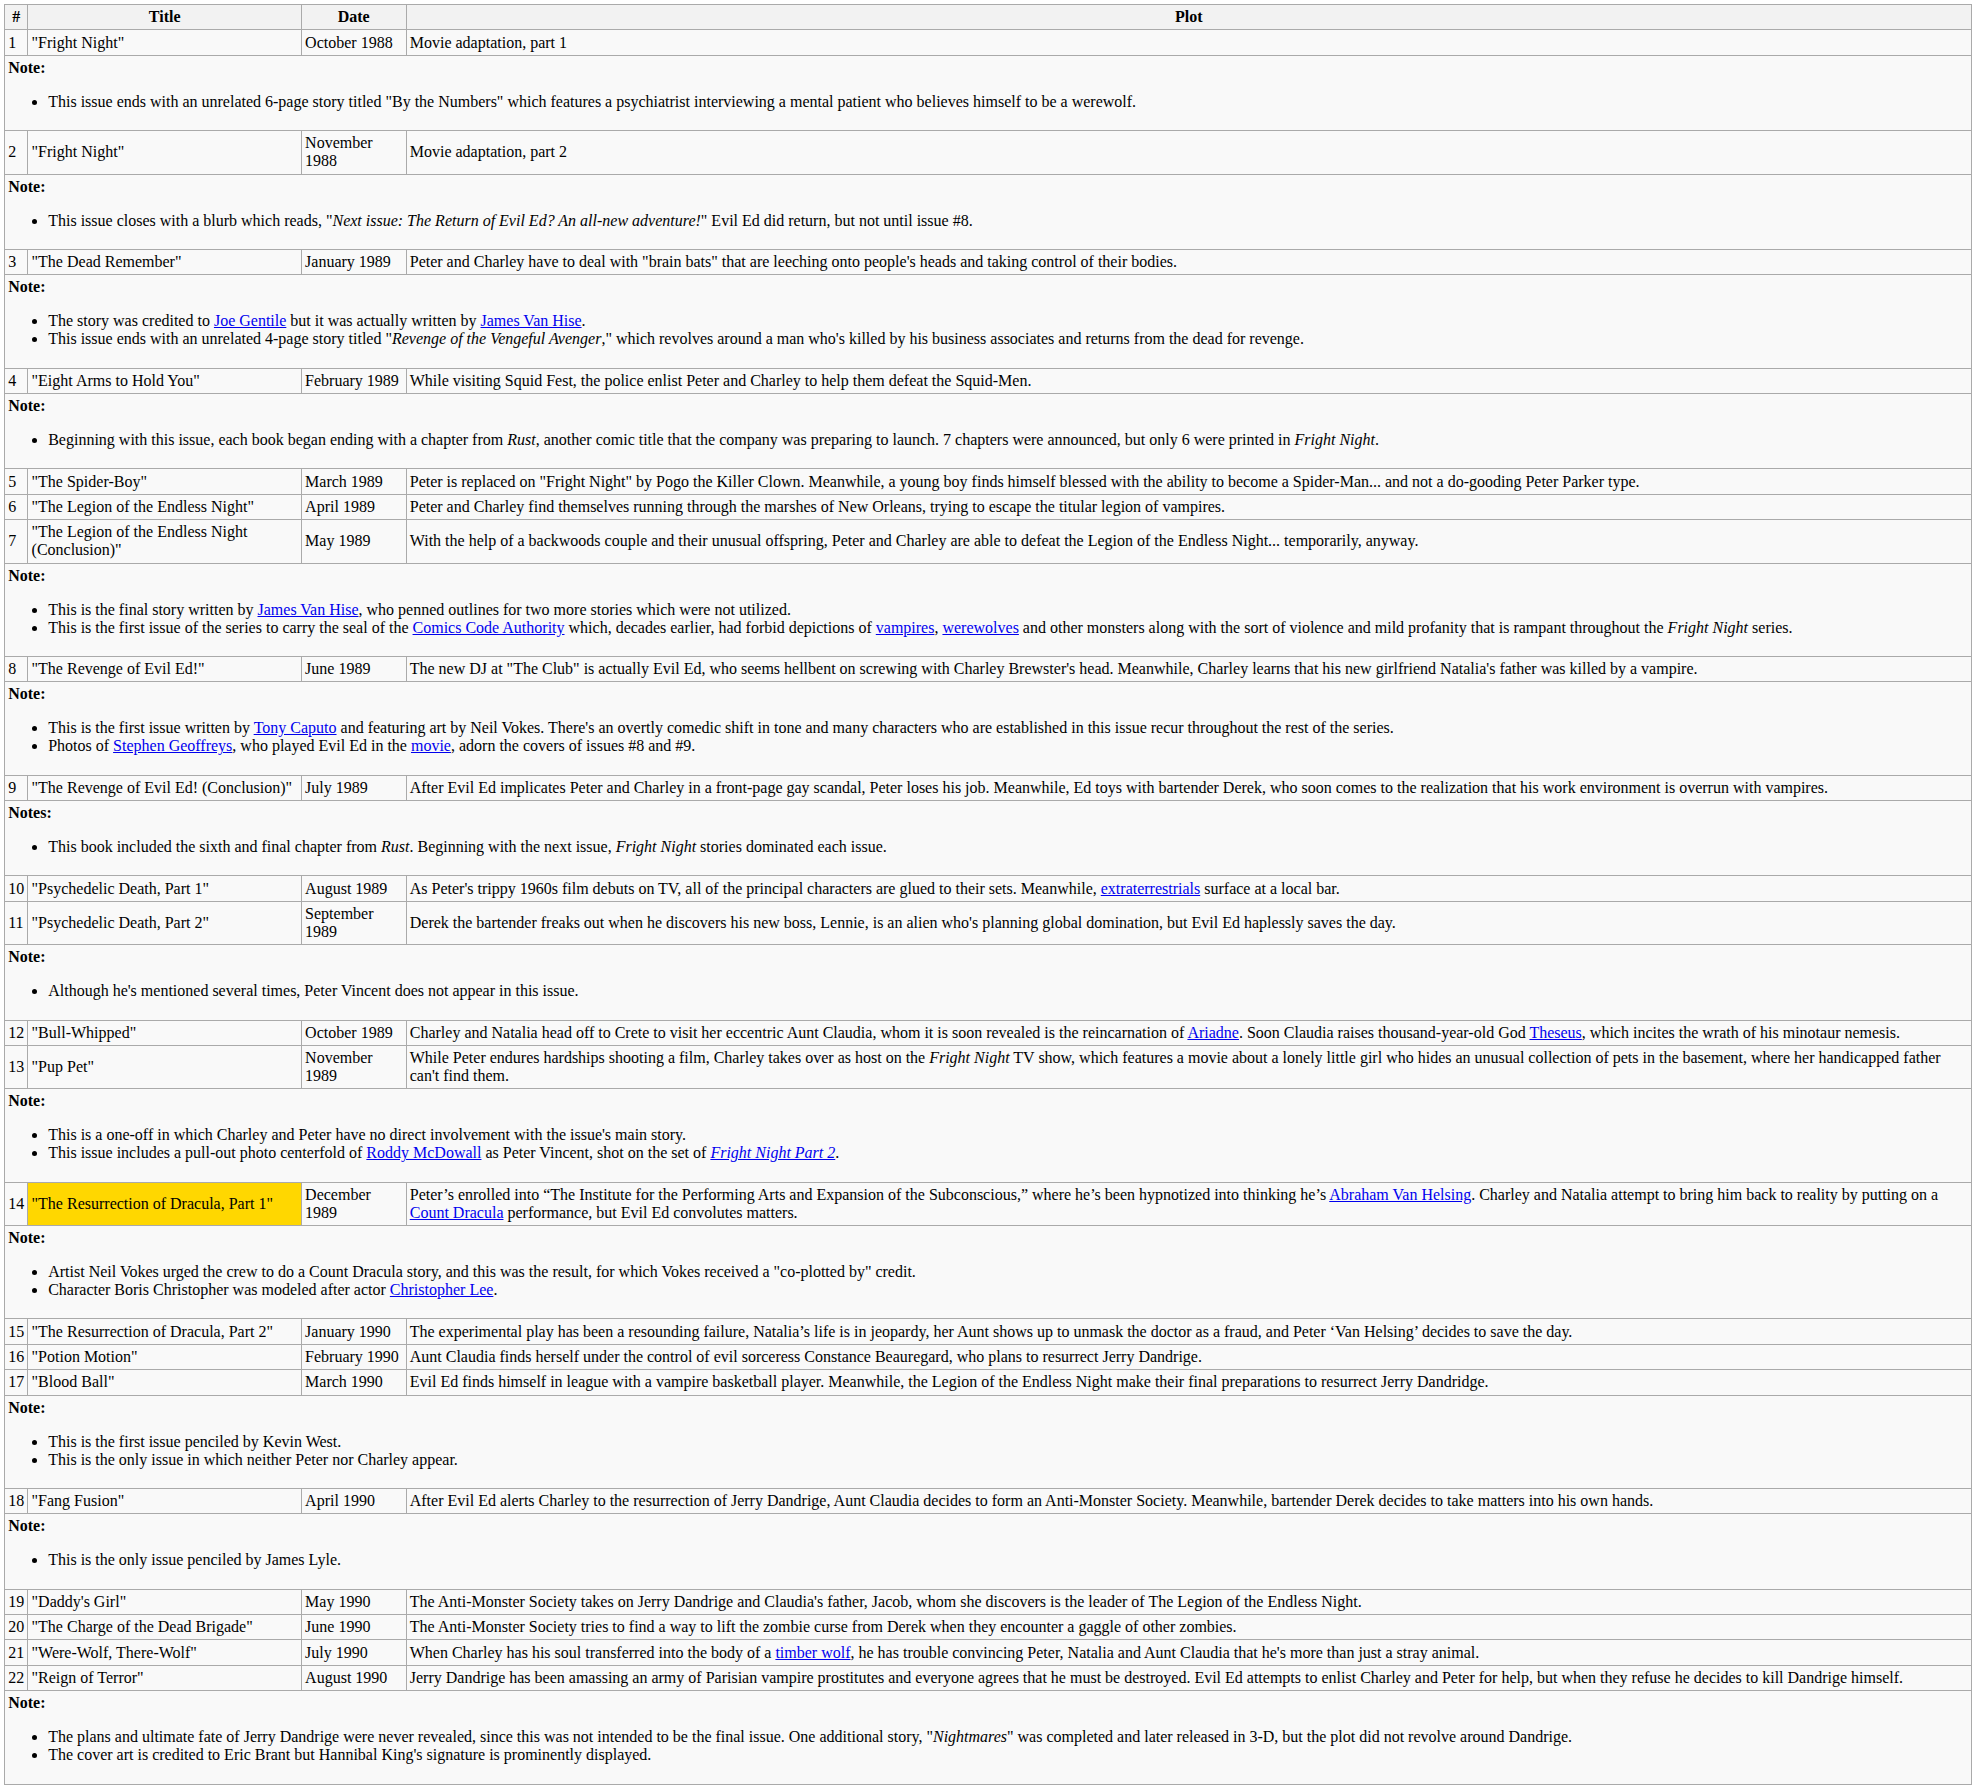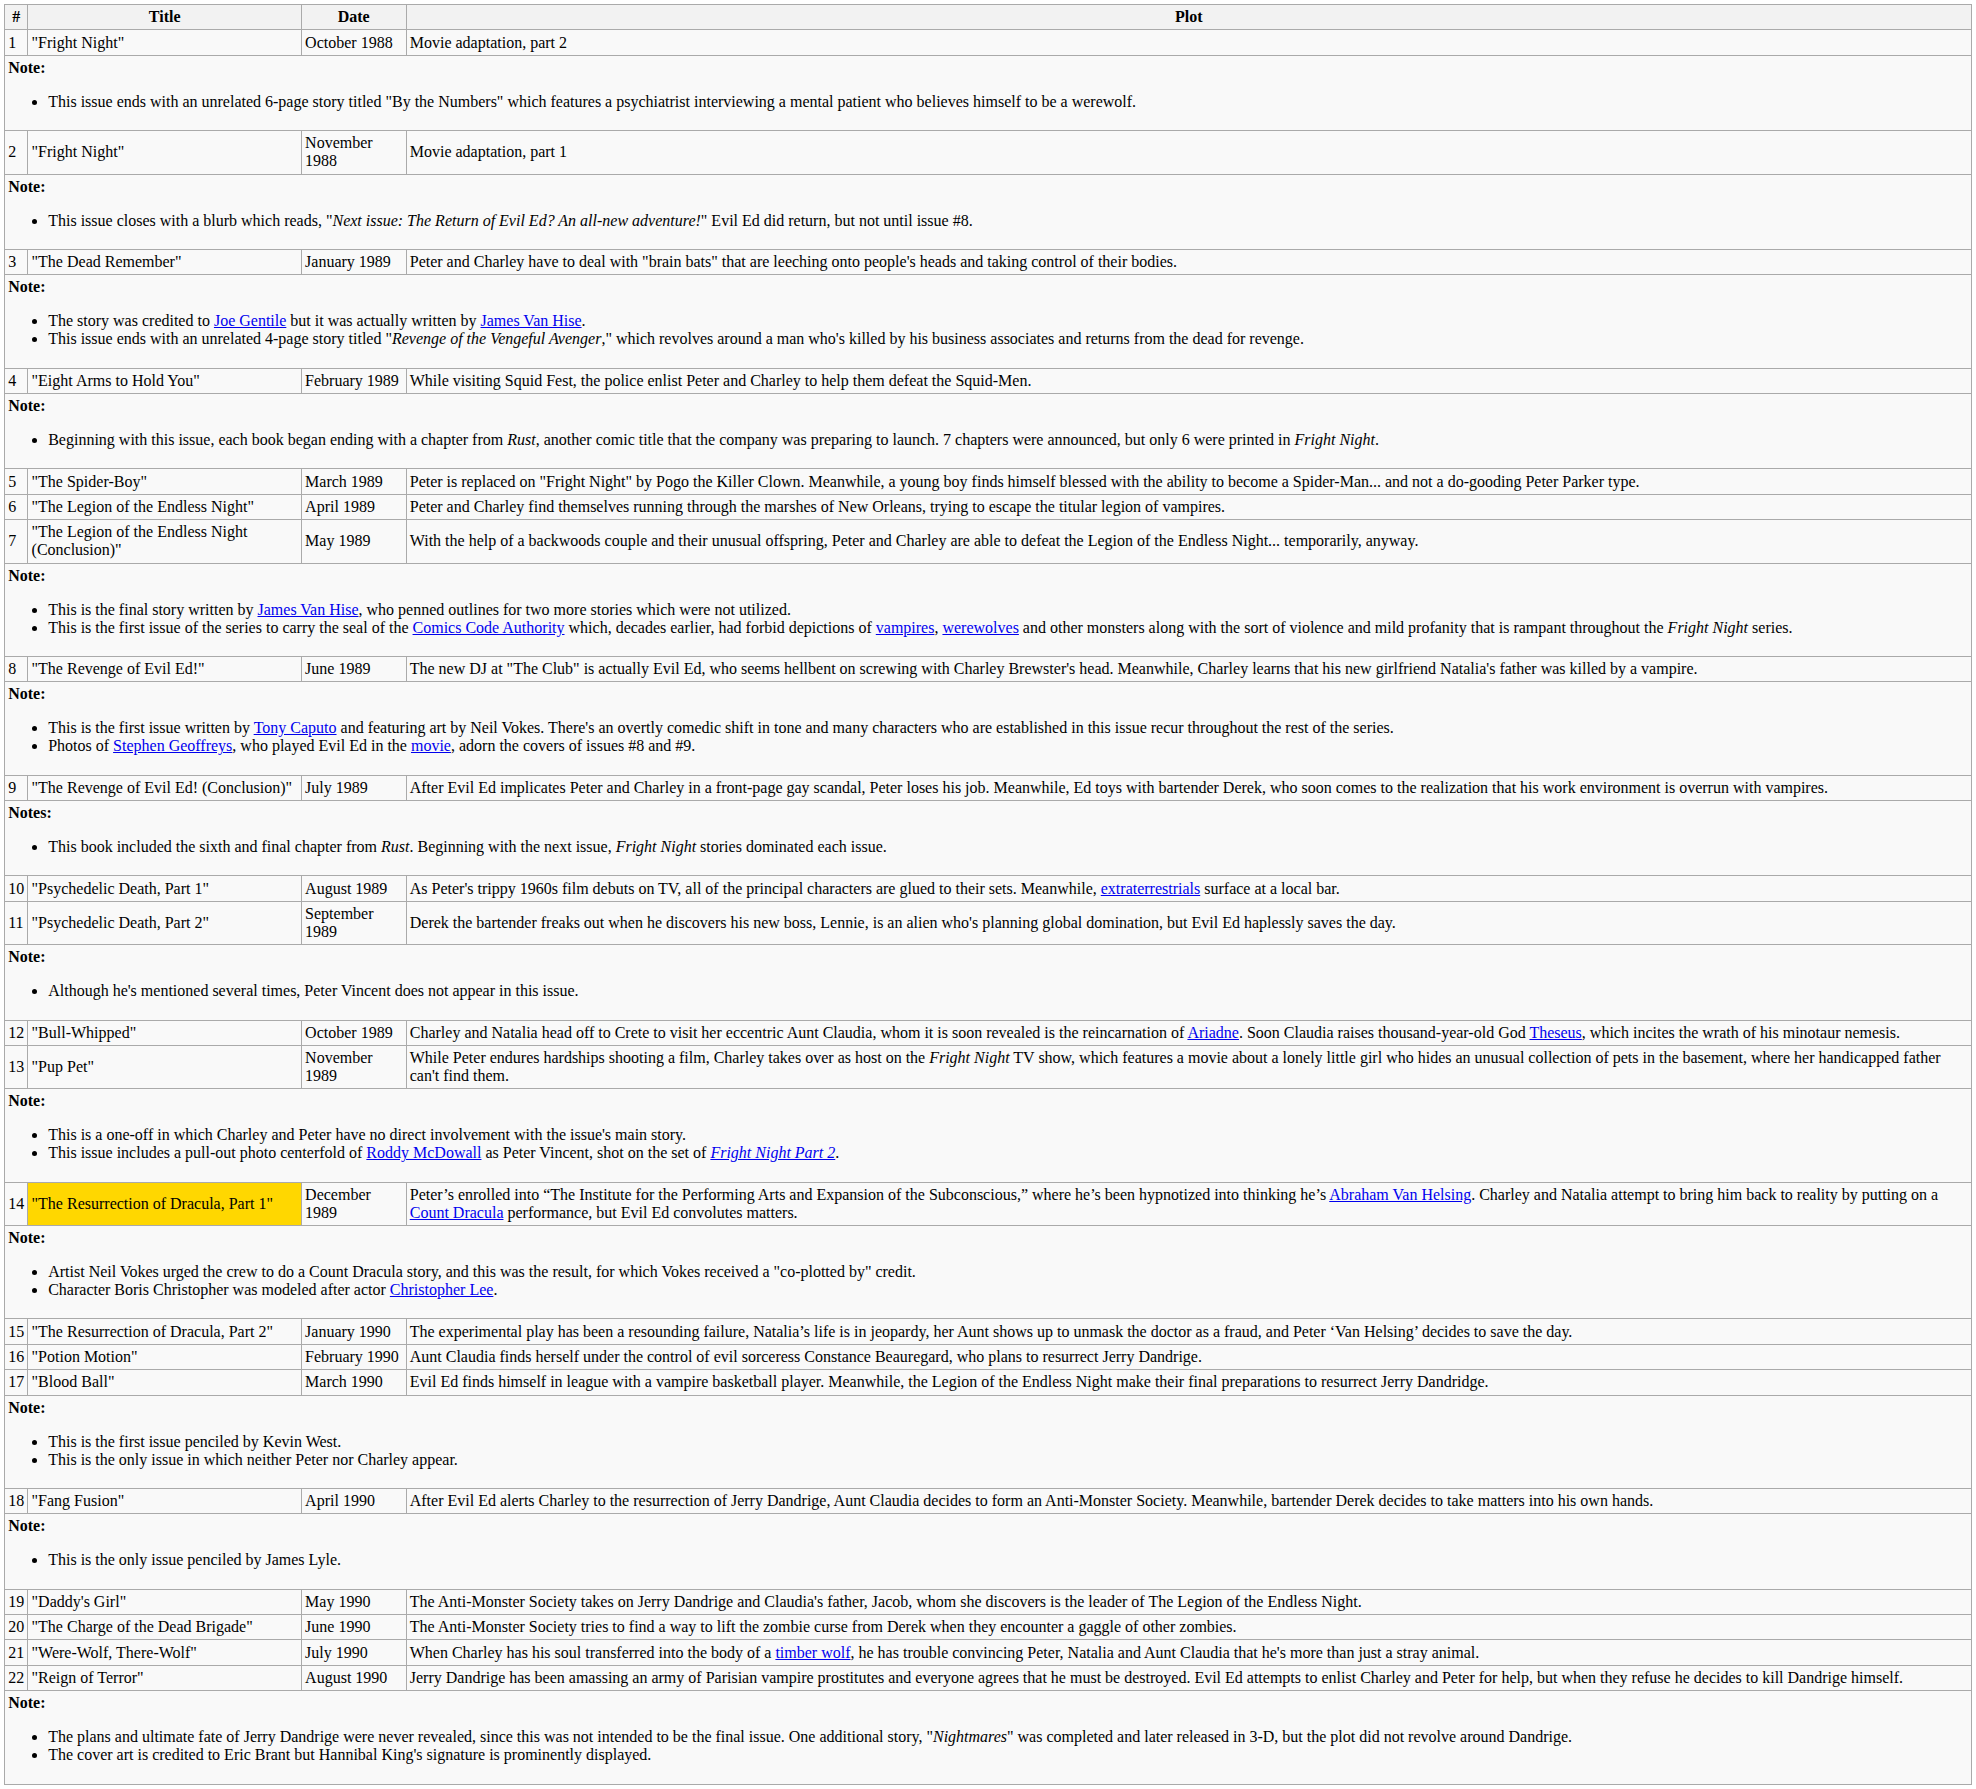(488, 42) Movie adaptation, part 1 -> (488, 42) Movie adaptation, part 2
(488, 152) Movie adaptation, part 2 -> (488, 152) Movie adaptation, part 1
